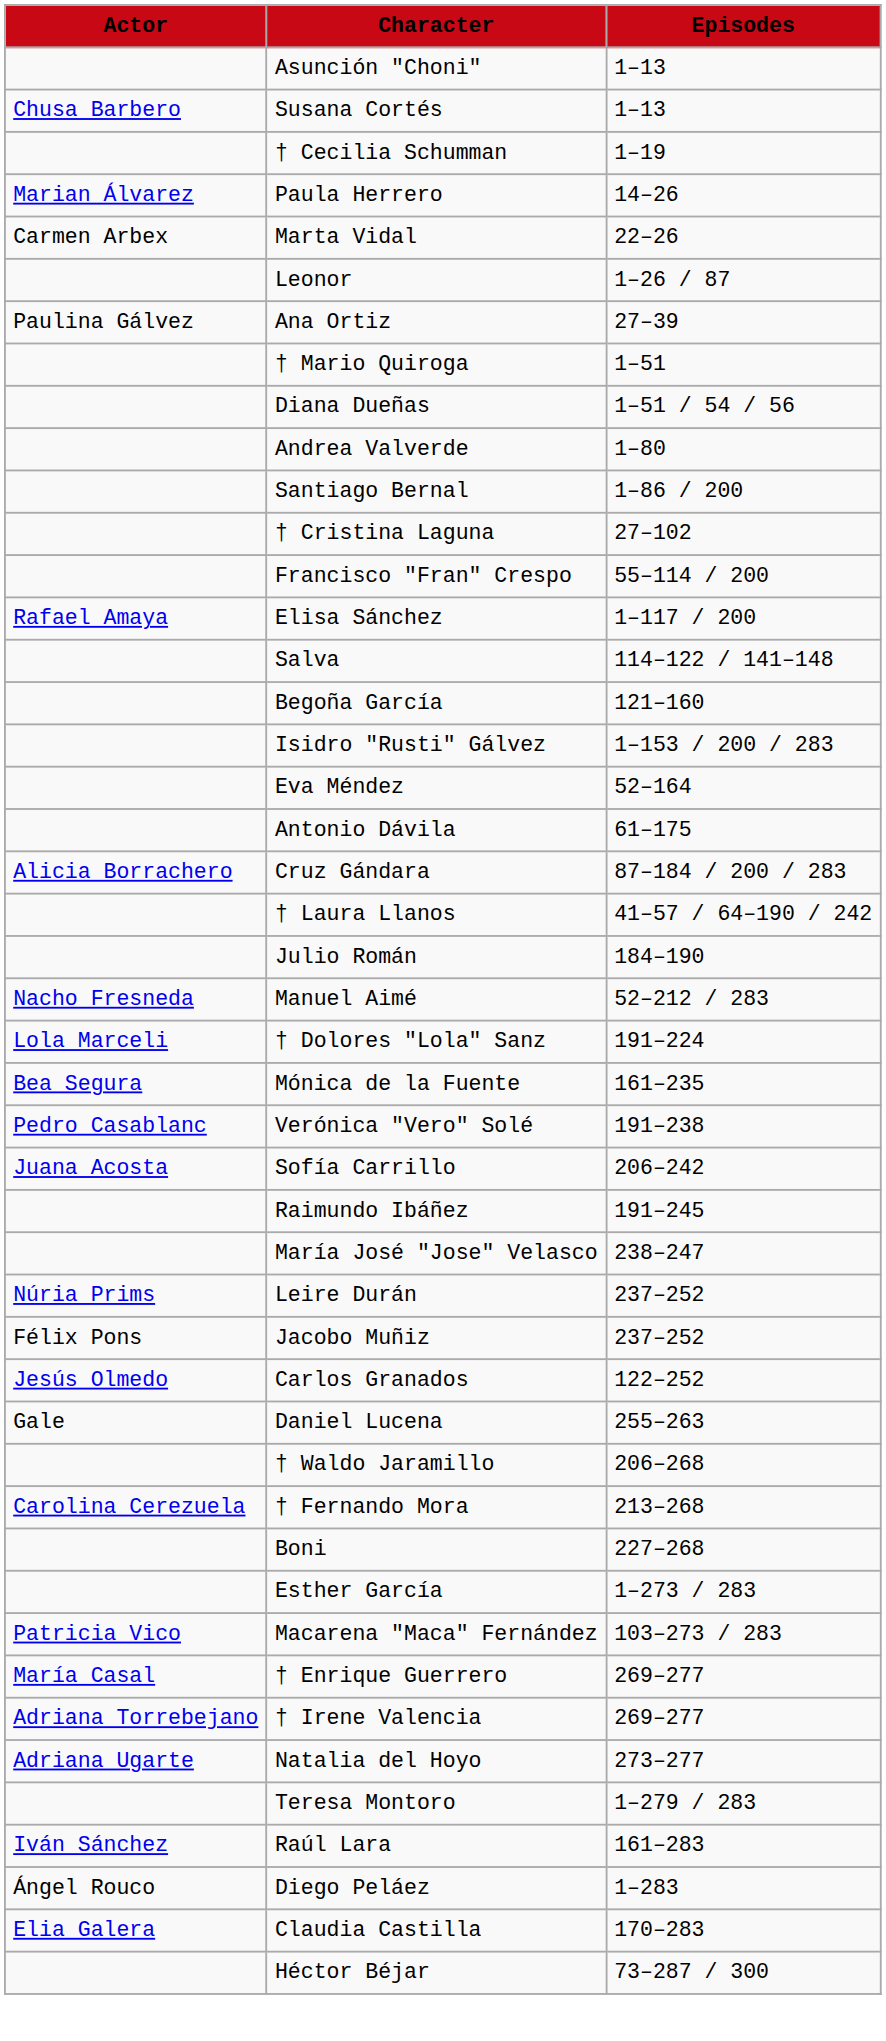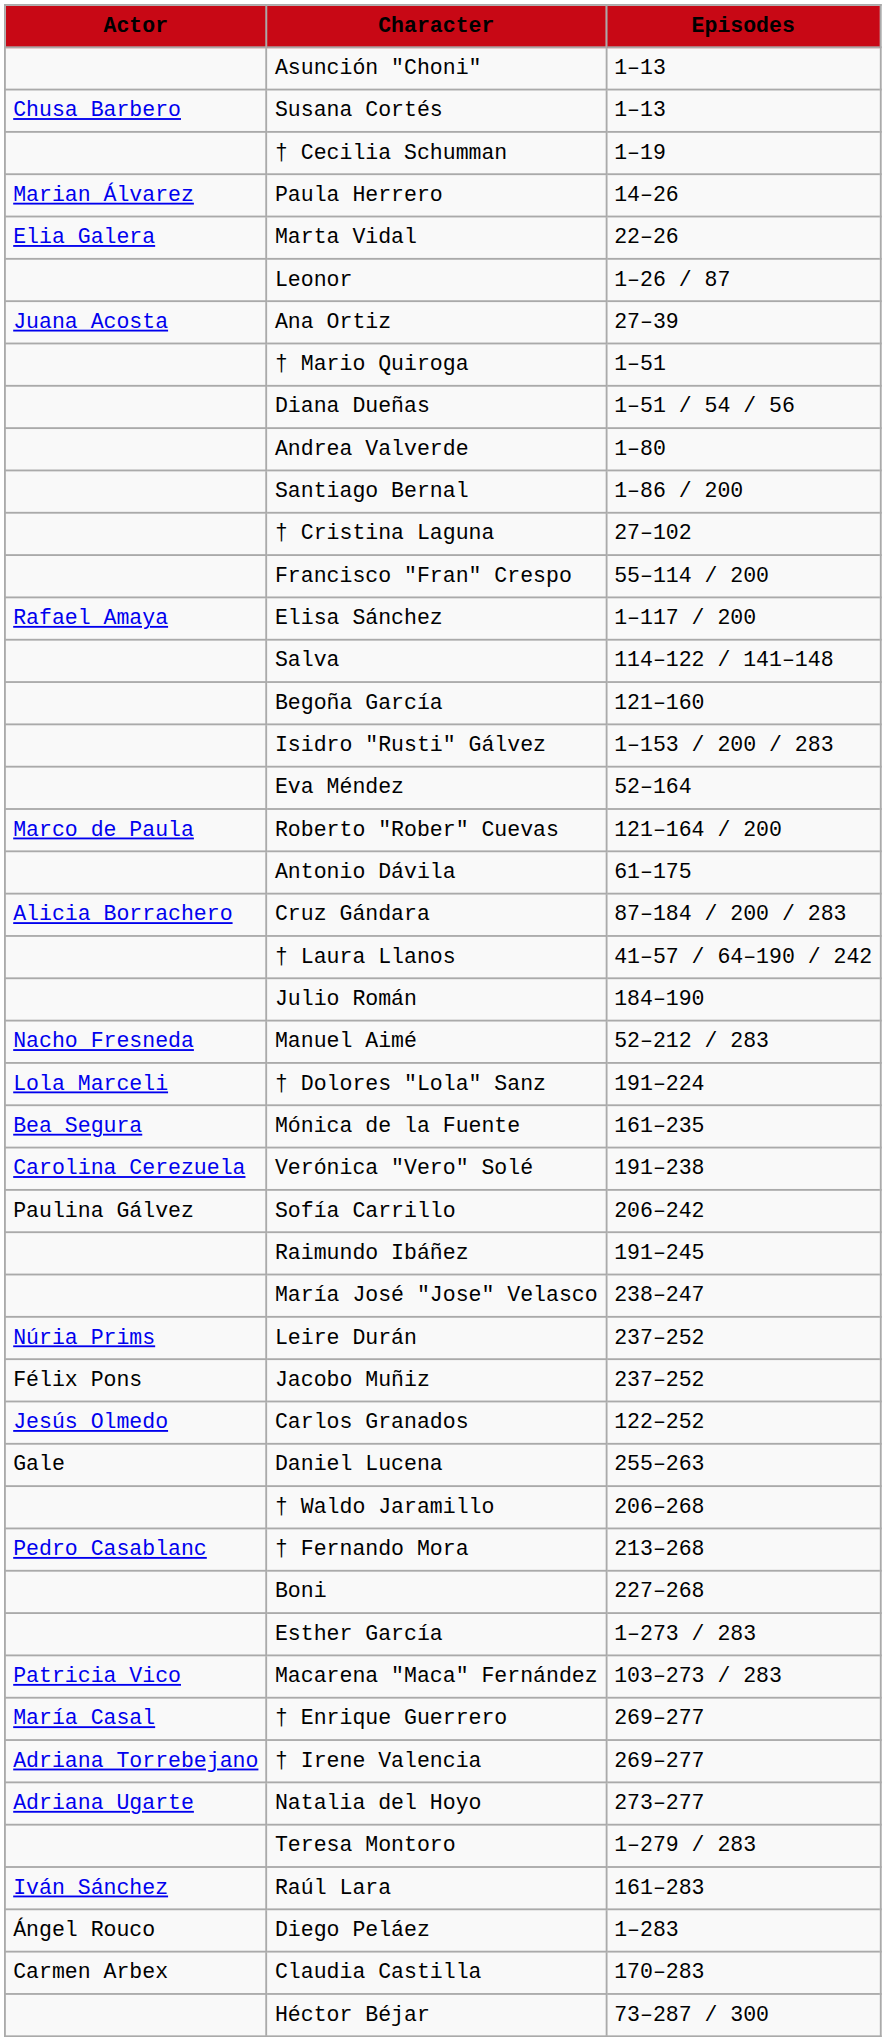(91, 237) Carmen Arbex -> (84, 237) Elia Galera
(104, 322) Paulina Gálvez -> (91, 322) Juana Acosta
+ row: (417, 830)
(110, 1126) Pedro Casablanc -> (129, 1168) Carolina Cerezuela
(91, 1168) Juana Acosta -> (104, 1211) Paulina Gálvez
(129, 1507) Carolina Cerezuela -> (110, 1549) Pedro Casablanc
(84, 1930) Elia Galera -> (91, 1972) Carmen Arbex
